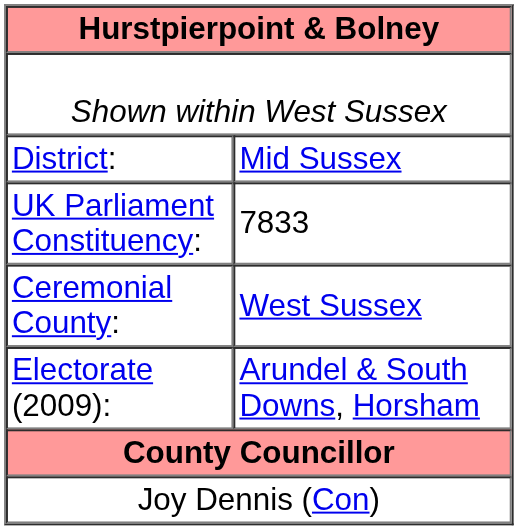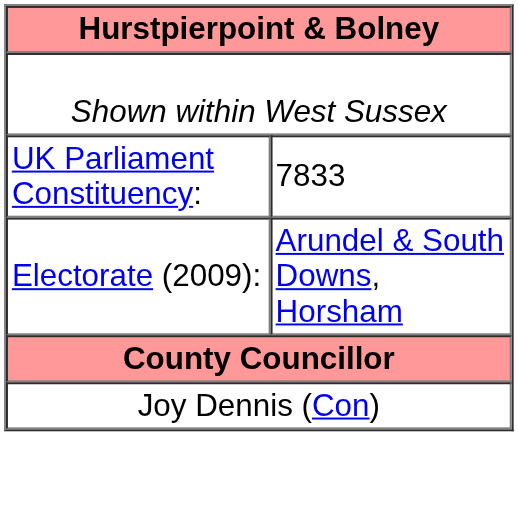- row: (64, 158)
- row: (92, 305)
